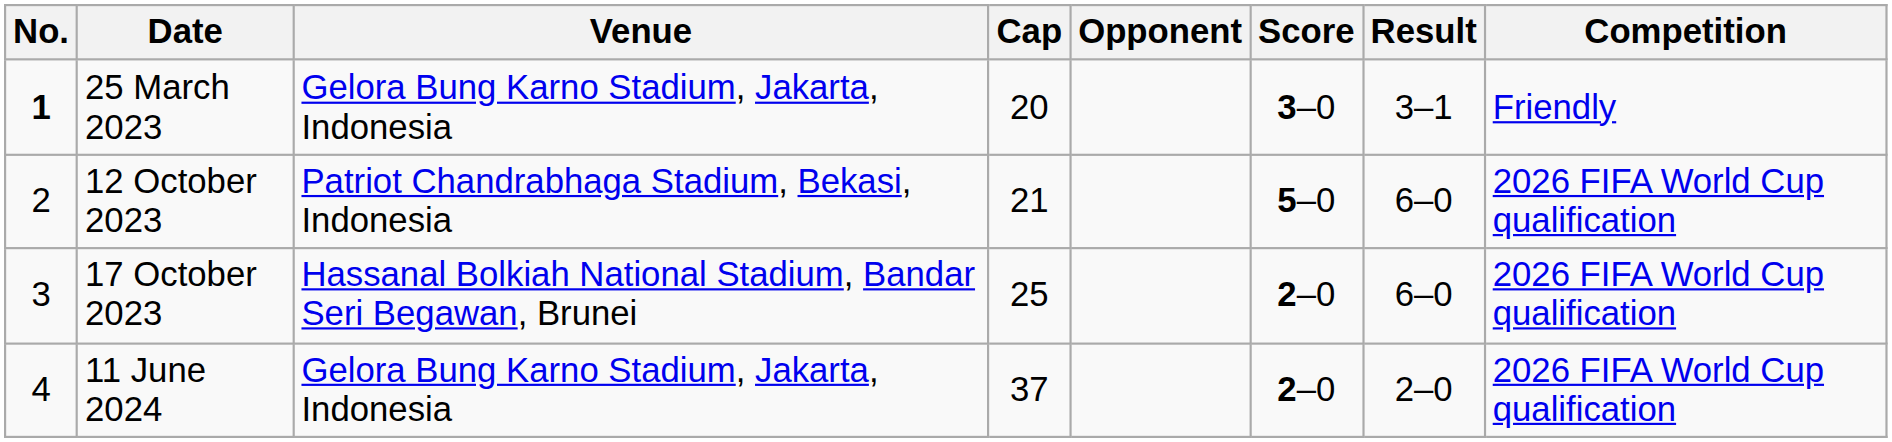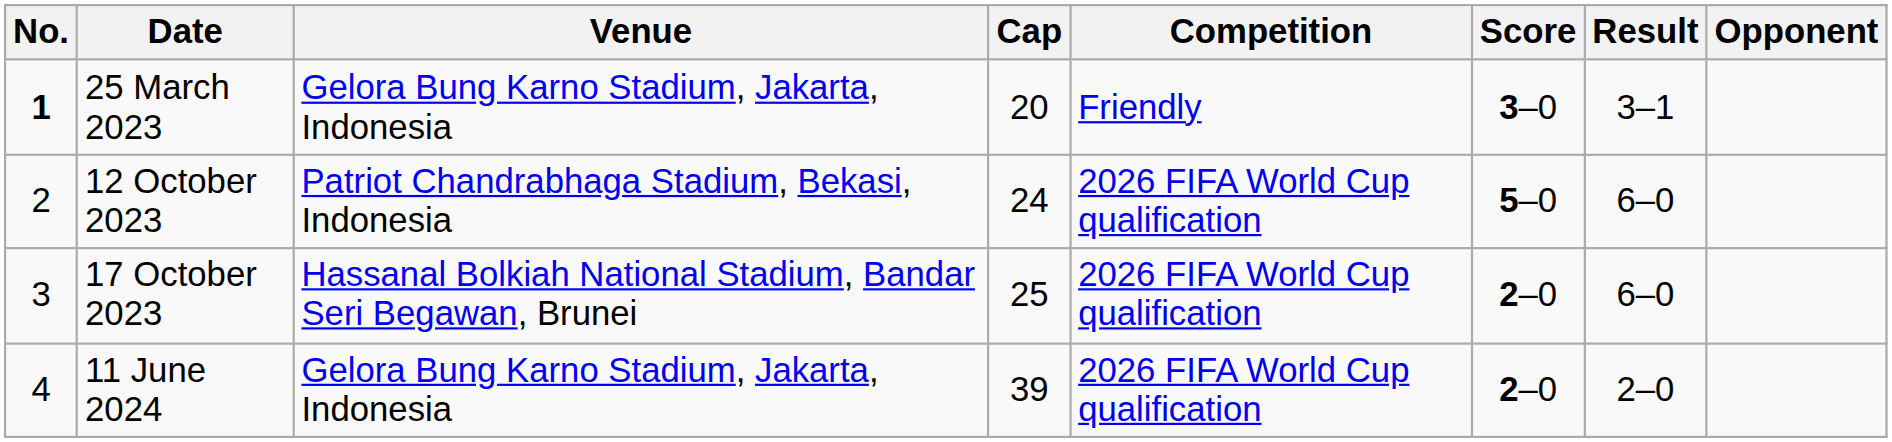columns swapped: (1160, 32) <-> (1686, 32)
(1029, 200) 21 -> (1029, 200) 24
(1029, 388) 37 -> (1029, 388) 39
